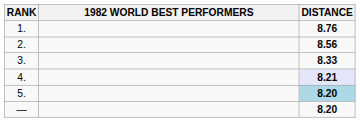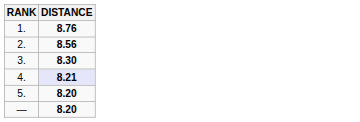- column: (169, 13)
(327, 61) 8.33 -> (67, 61) 8.30
(327, 94) lightblue background -> (67, 94) no background
